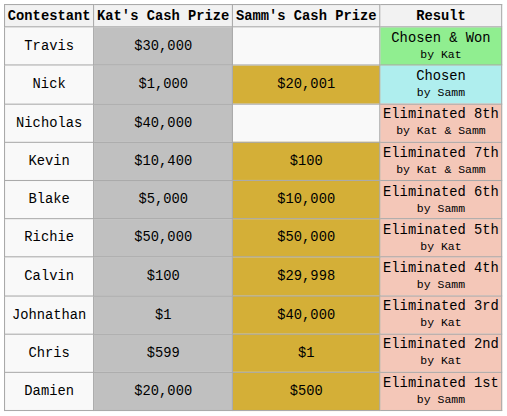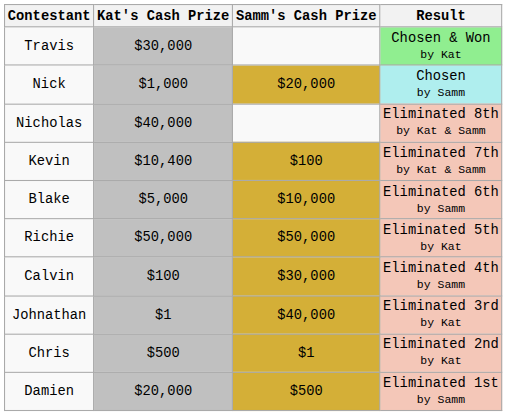(306, 85) $20,001 -> (306, 85) $20,000
(306, 276) $29,998 -> (306, 276) $30,000
(163, 353) $599 -> (163, 353) $500
